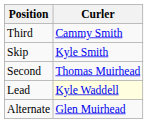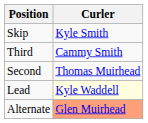rows swapped: (18, 52) <-> (20, 33)
(90, 109) no background -> (90, 109) lightsalmon background
